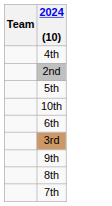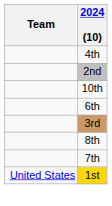- row: (52, 89)
- row: (52, 158)
+ row: (92, 175)
